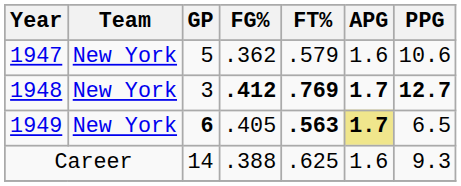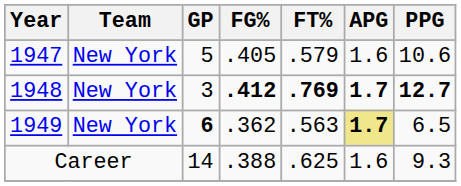(250, 58) .362 -> (250, 58) .405
(250, 128) .405 -> (250, 128) .362
(313, 128) bold -> (313, 128) normal
